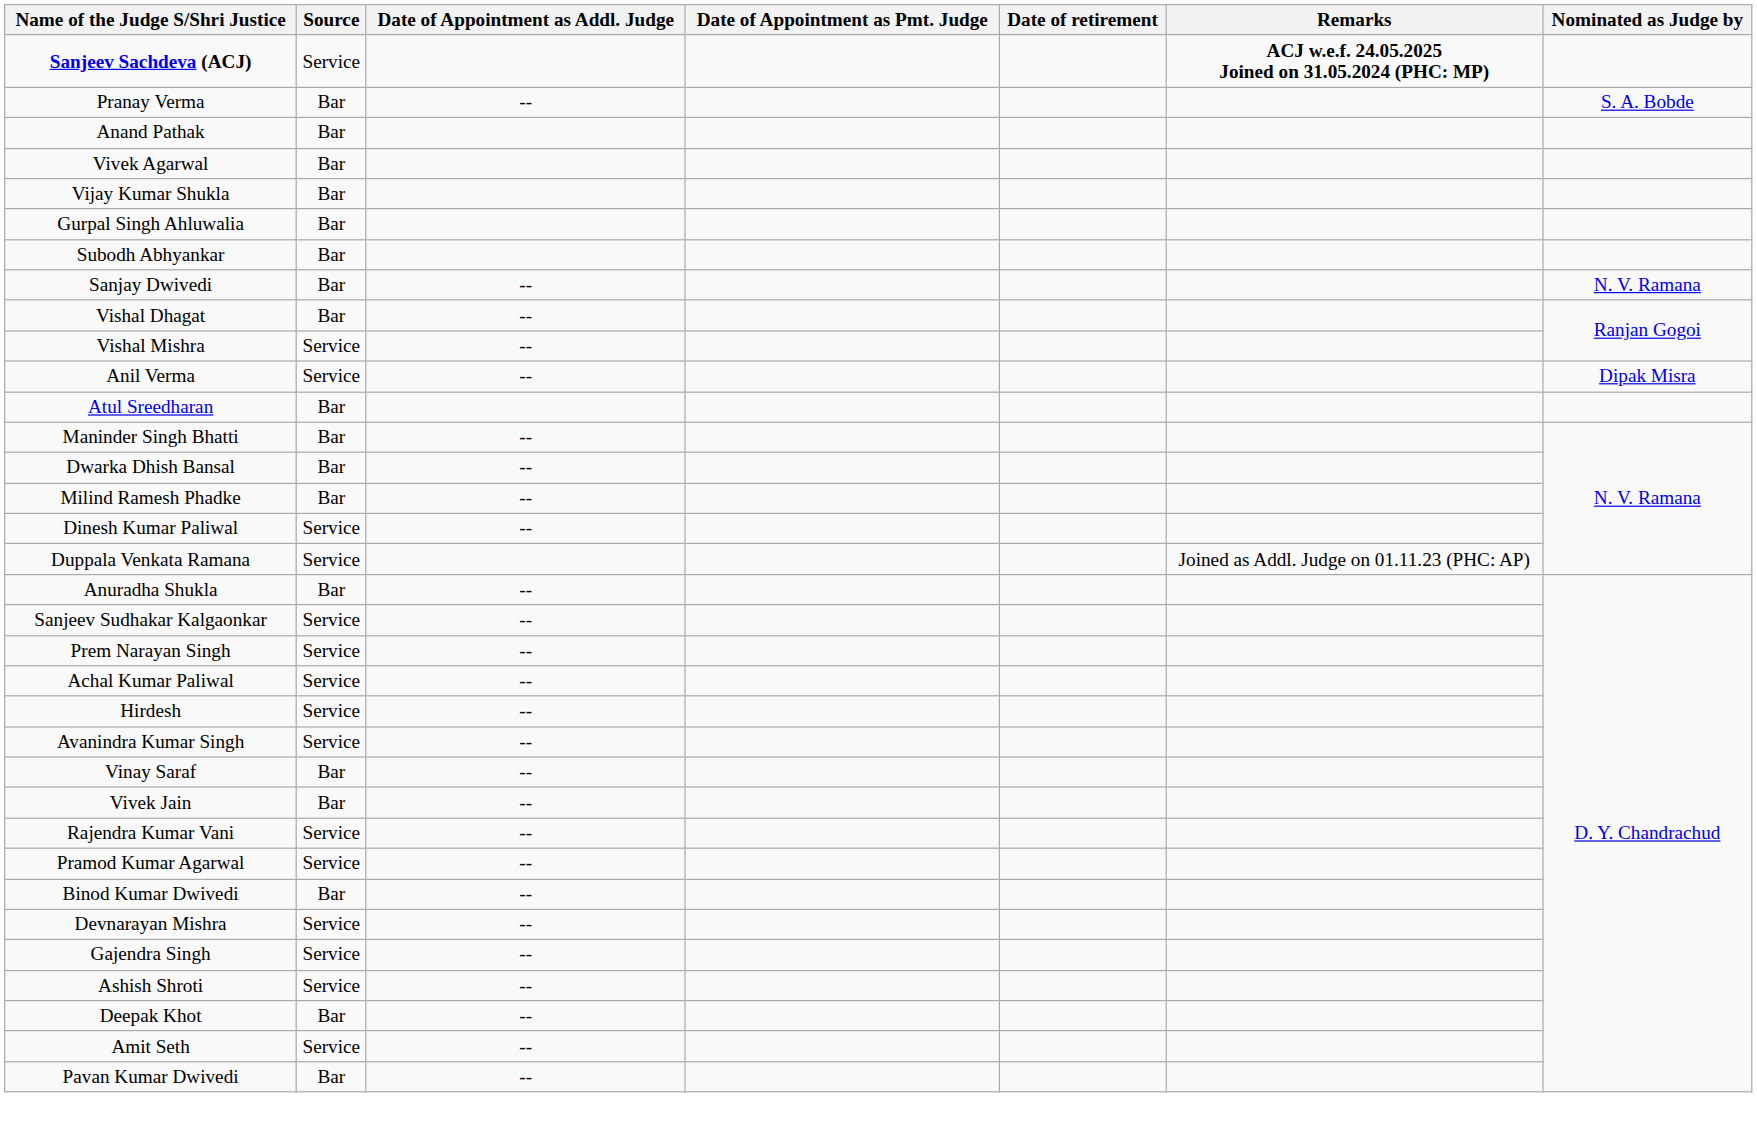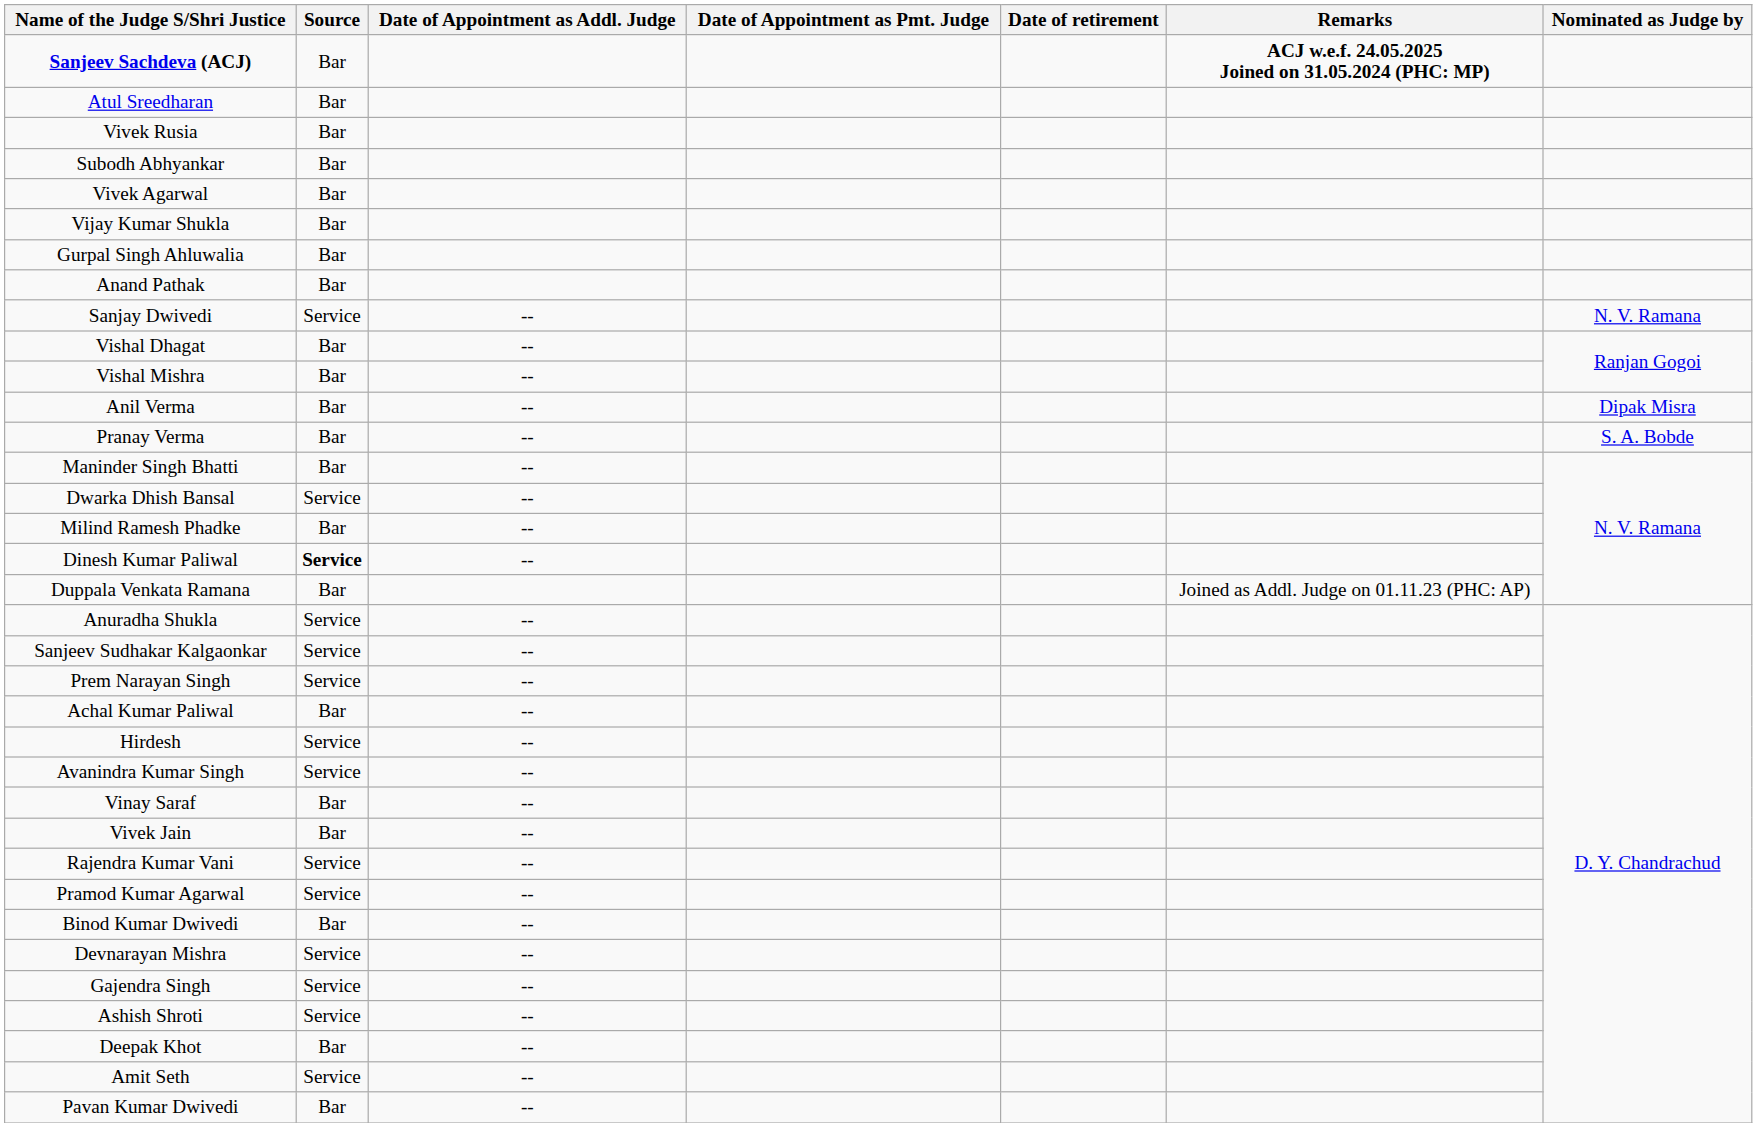(331, 60) Service -> (332, 60) Bar
rows swapped: (151, 406) <-> (151, 102)
+ row: (150, 132)
rows swapped: (151, 132) <-> (151, 254)
(331, 284) Bar -> (332, 315) Service
(331, 345) Service -> (332, 376) Bar
(331, 376) Service -> (332, 406) Bar
(331, 467) Bar -> (332, 498) Service
(331, 528) normal -> (332, 558) bold
(331, 558) Service -> (332, 589) Bar
(331, 589) Bar -> (332, 619) Service
(331, 680) Service -> (332, 711) Bar
